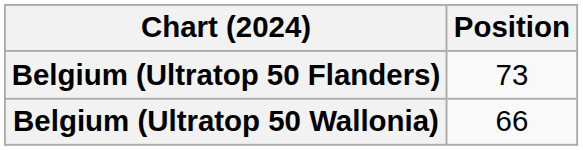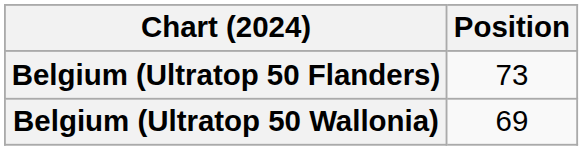(512, 121) 66 -> (512, 121) 69
